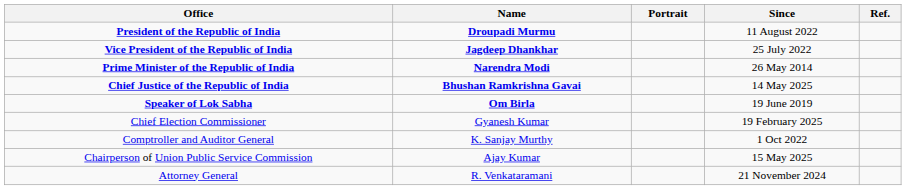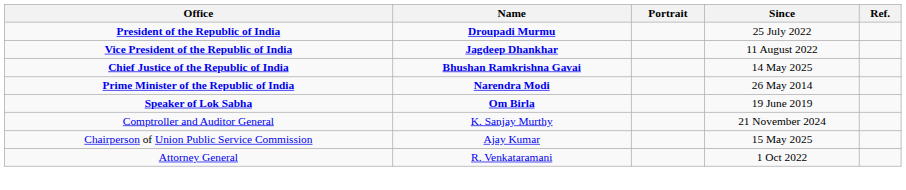(782, 31) 11 August 2022 -> (782, 31) 25 July 2022
(782, 49) 25 July 2022 -> (782, 49) 11 August 2022
rows swapped: (198, 67) <-> (198, 85)
- row: (198, 121)
(782, 139) 1 Oct 2022 -> (782, 121) 21 November 2024
(782, 175) 21 November 2024 -> (782, 157) 1 Oct 2022
